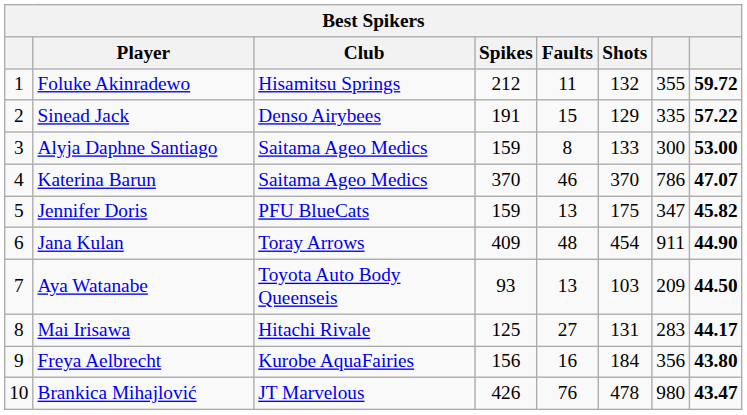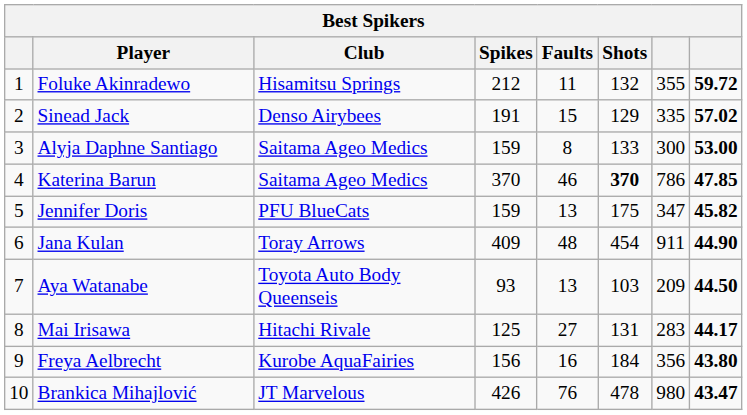(716, 116) 57.22 -> (716, 116) 57.02
(625, 179) normal -> (625, 179) bold
(716, 179) 47.07 -> (716, 179) 47.85
